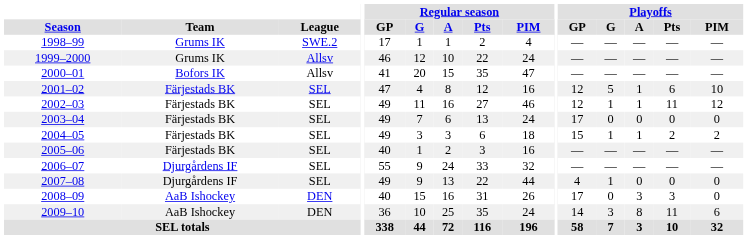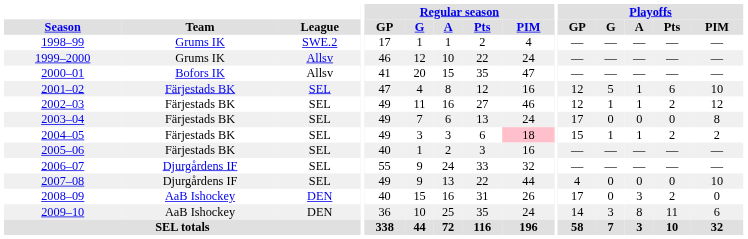(672, 104) 11 -> (672, 104) 2
(717, 119) 0 -> (717, 119) 8
(529, 135) no background -> (529, 135) pink background
(611, 181) 1 -> (611, 181) 0
(717, 181) 0 -> (717, 181) 10
(672, 196) 3 -> (672, 196) 2
